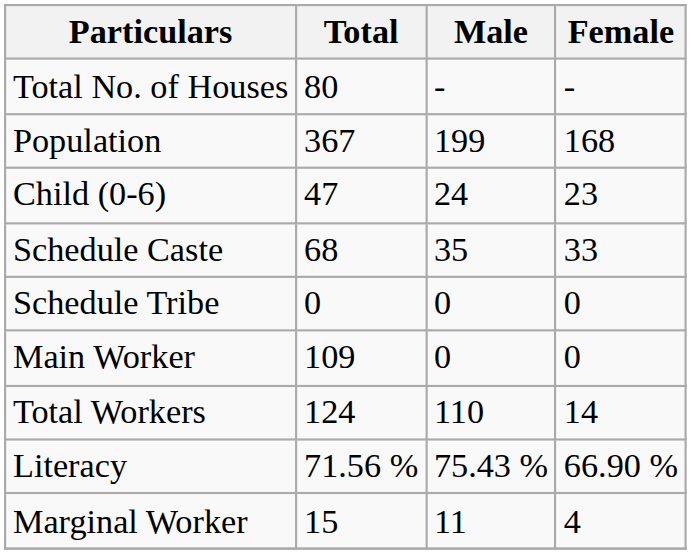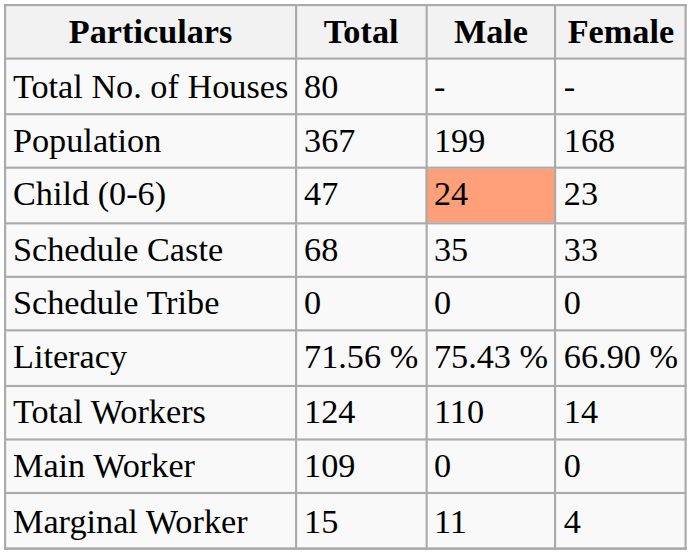(451, 194) no background -> (451, 194) lightsalmon background
rows swapped: (70, 466) <-> (104, 357)
